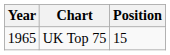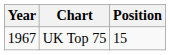(22, 38) 1965 -> (22, 38) 1967
